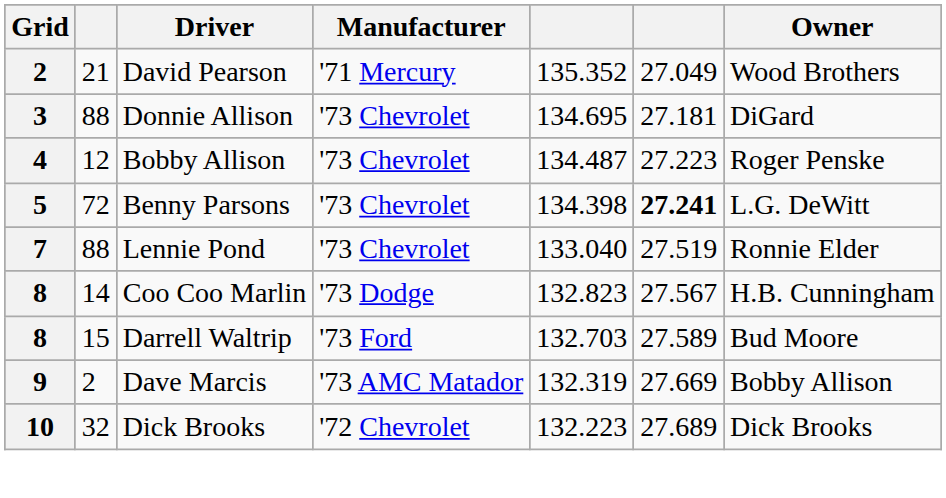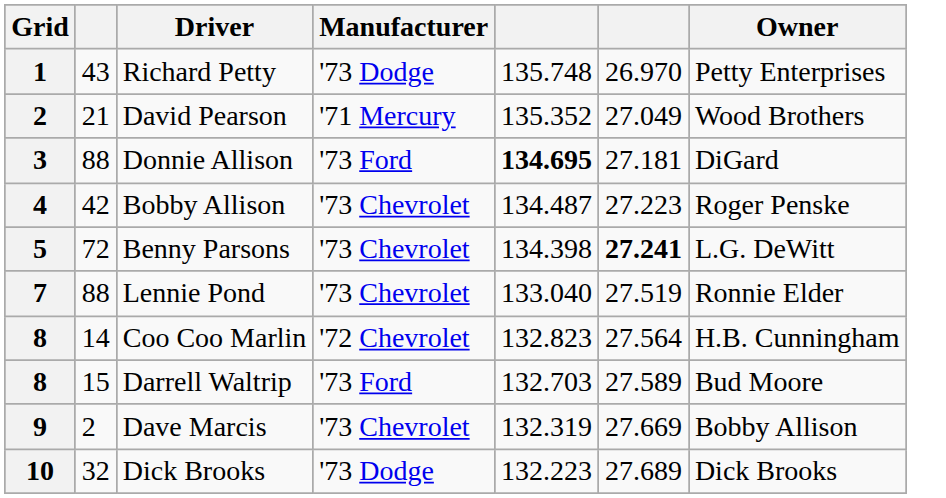+ row: (40, 71)
(394, 115) '73 Chevrolet -> (366, 159) '73 Ford
(582, 115) normal -> (547, 159) bold
(96, 159) 12 -> (96, 204) 42
(377, 293) '73 Dodge -> (394, 337) '72 Chevrolet
(679, 293) 27.567 -> (643, 337) 27.564
(421, 381) '73 AMC Matador -> (394, 426) '73 Chevrolet
(394, 426) '72 Chevrolet -> (377, 470) '73 Dodge
